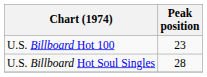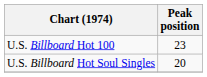(180, 63) 28 -> (180, 63) 20
